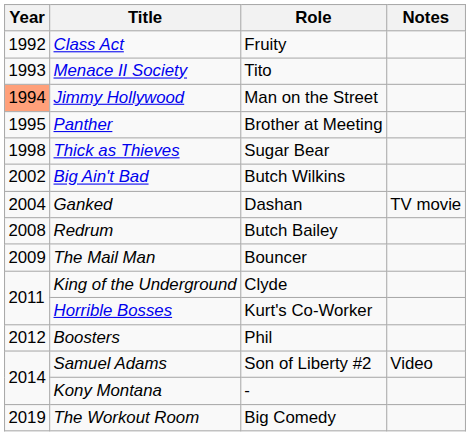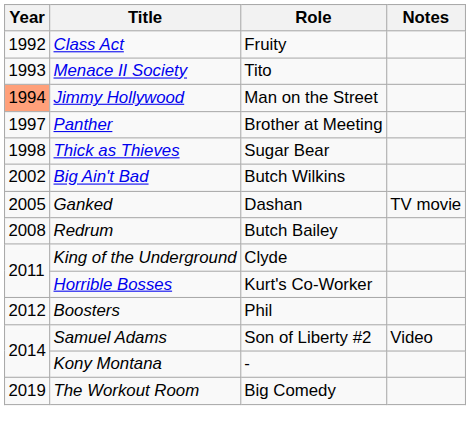(27, 124) 1995 -> (27, 124) 1997
(27, 204) 2004 -> (27, 204) 2005
- row: (104, 257)
